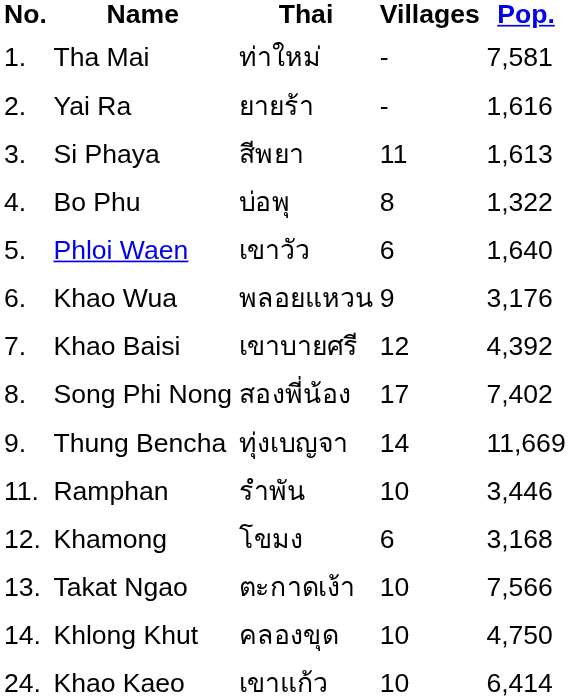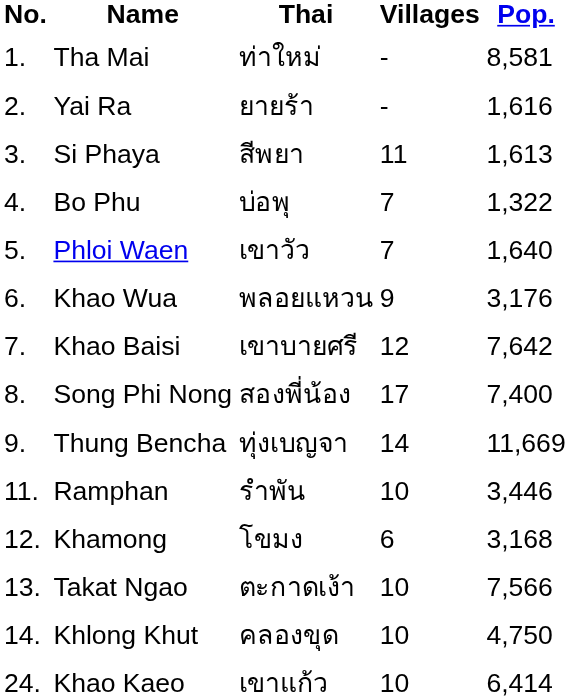(520, 56) 7,581 -> (520, 56) 8,581
(387, 201) 8 -> (387, 201) 7
(387, 249) 6 -> (387, 249) 7
(520, 345) 4,392 -> (520, 345) 7,642
(520, 393) 7,402 -> (520, 393) 7,400
